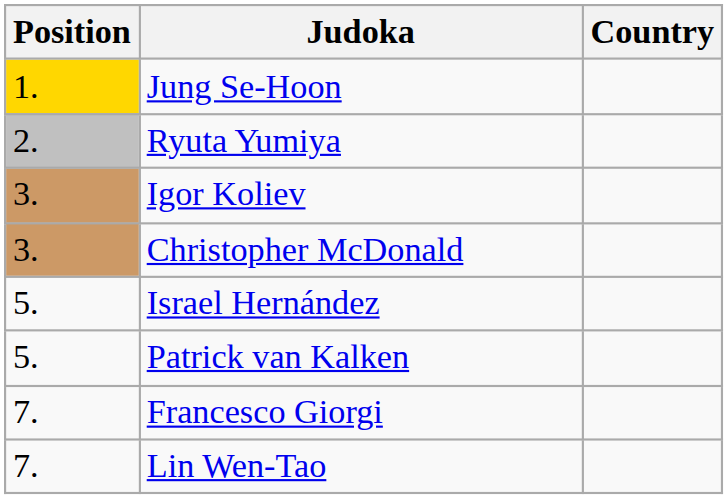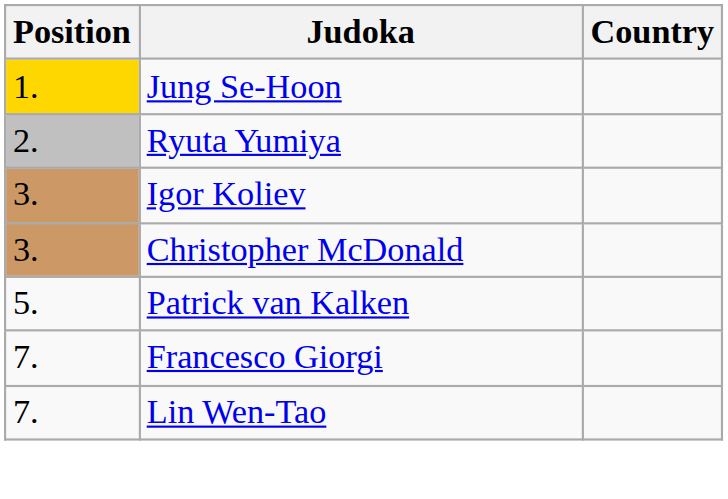- row: (263, 303)
